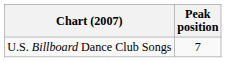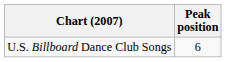(198, 47) 7 -> (198, 47) 6
